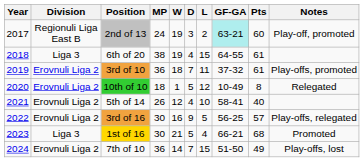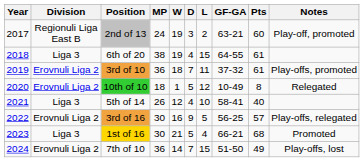(231, 33) paleturquoise background -> (231, 33) no background
(66, 102) Erovnuli Liga 2 -> (66, 102) Liga 3
